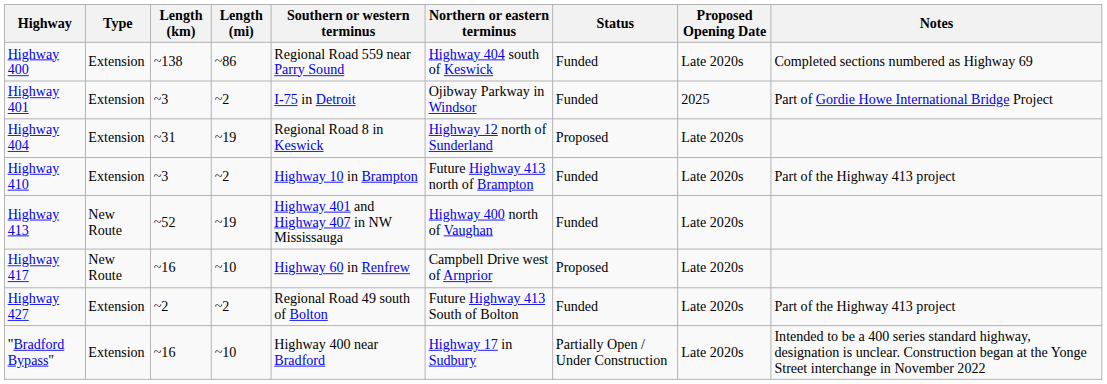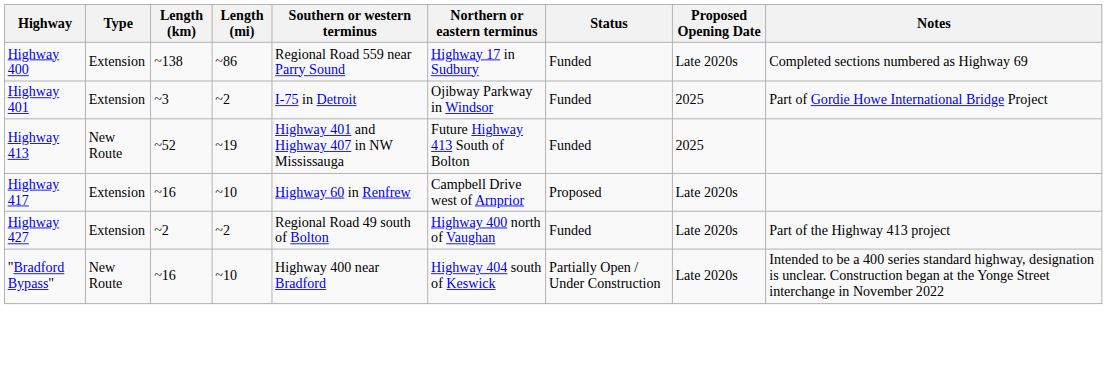(484, 61) Highway 404 south of Keswick -> (473, 61) Highway 17 in Sudbury
- row: (33, 138)
- row: (33, 176)
(483, 222) Highway 400 north of Vaughan -> (477, 146) Future Highway 413 South of Bolton
(712, 222) Late 2020s -> (690, 146) 2025
(105, 268) New Route -> (117, 192) Extension
(487, 306) Future Highway 413 South of Bolton -> (486, 230) Highway 400 north of Vaughan
(116, 352) Extension -> (106, 276) New Route
(470, 352) Highway 17 in Sudbury -> (486, 276) Highway 404 south of Keswick
